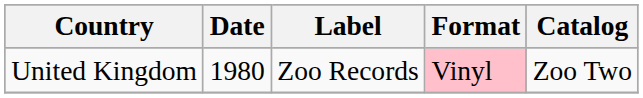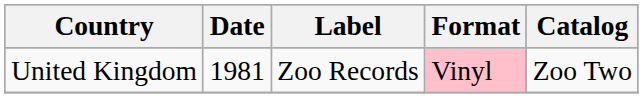(237, 69) 1980 -> (237, 69) 1981
